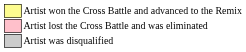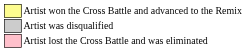rows swapped: (116, 26) <-> (68, 41)
